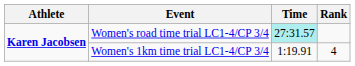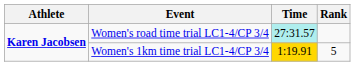(295, 52) no background -> (295, 52) gold background
(334, 52) 4 -> (334, 52) 5
